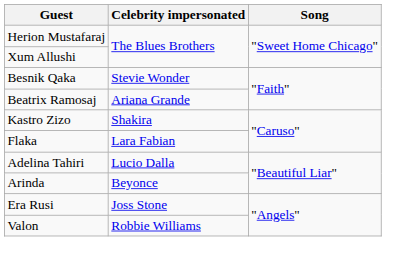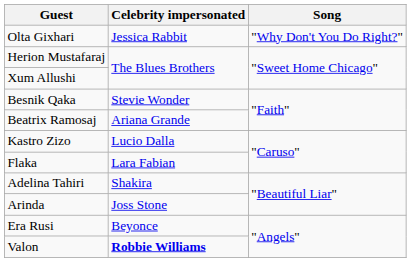+ row: (41, 36)
(132, 120) Shakira -> (143, 141) Lucio Dalla
(143, 162) Lucio Dalla -> (132, 183) Shakira
(135, 183) Beyonce -> (139, 204) Joss Stone
(139, 204) Joss Stone -> (135, 225) Beyonce
(156, 225) normal -> (158, 246) bold
